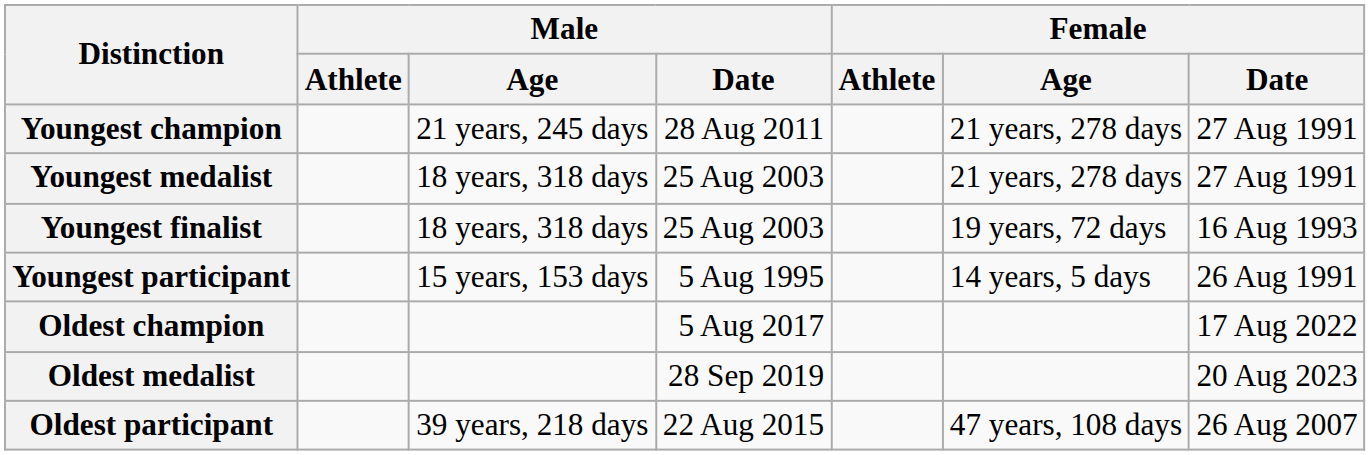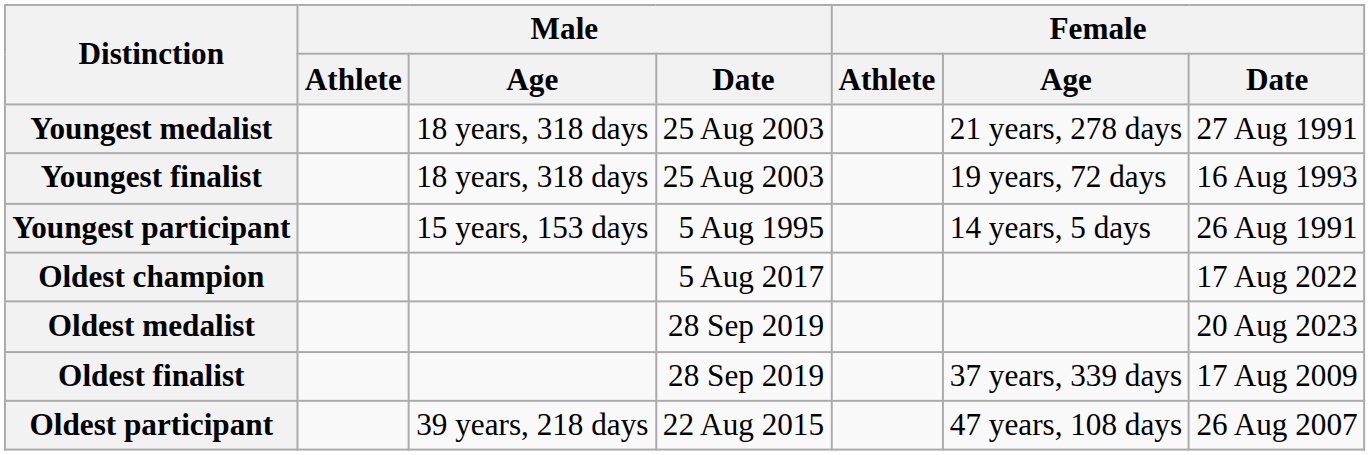- row: (151, 128)
+ row: (151, 375)
